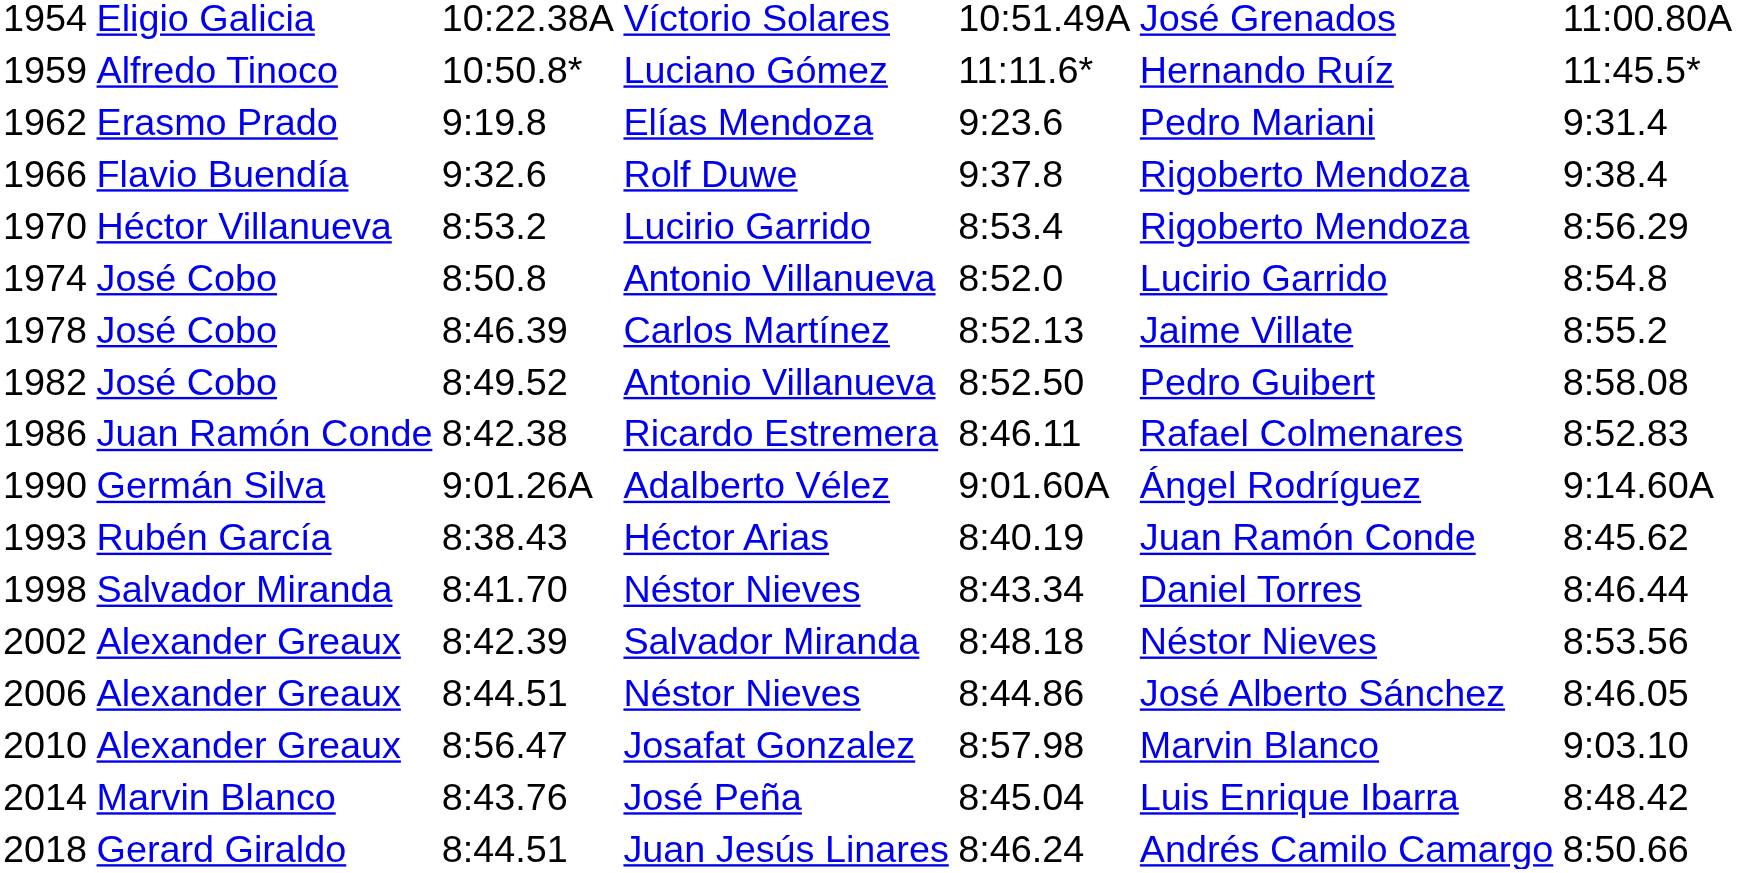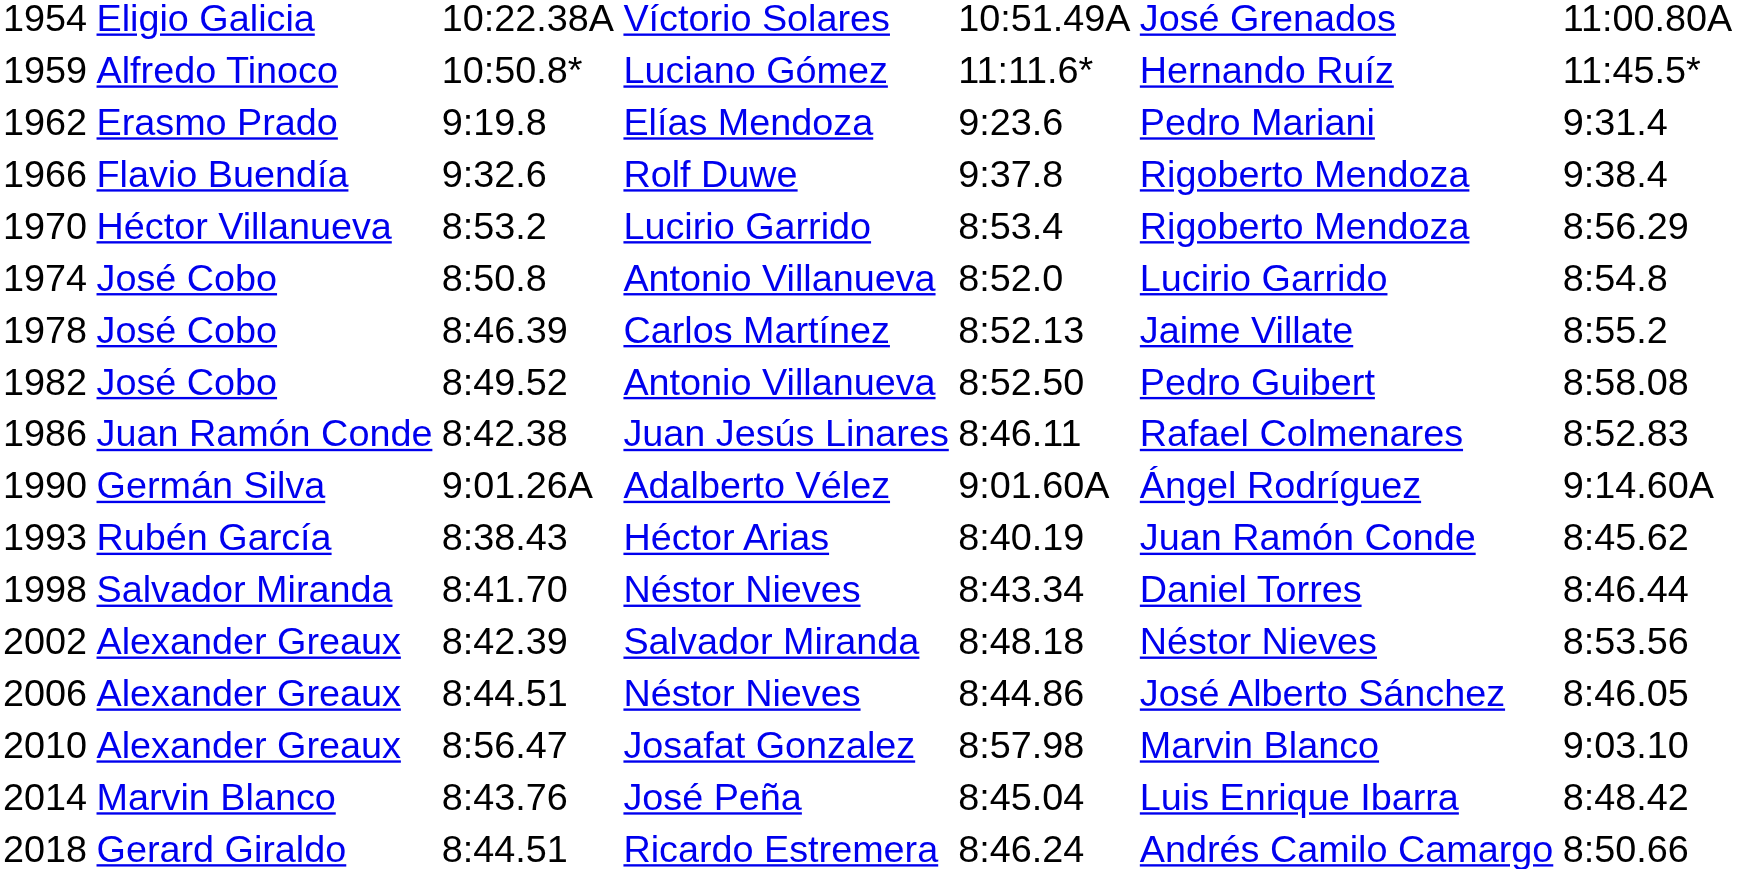(781, 433) Ricardo Estremera -> (786, 433) Juan Jesús Linares
(786, 849) Juan Jesús Linares -> (781, 849) Ricardo Estremera
